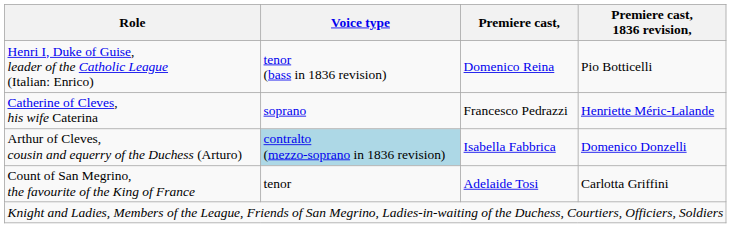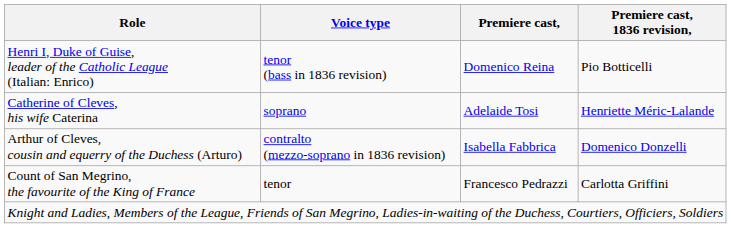(516, 110) Francesco Pedrazzi -> (501, 110) Adelaide Tosi
(354, 147) lightblue background -> (354, 147) no background
(501, 183) Adelaide Tosi -> (516, 183) Francesco Pedrazzi
